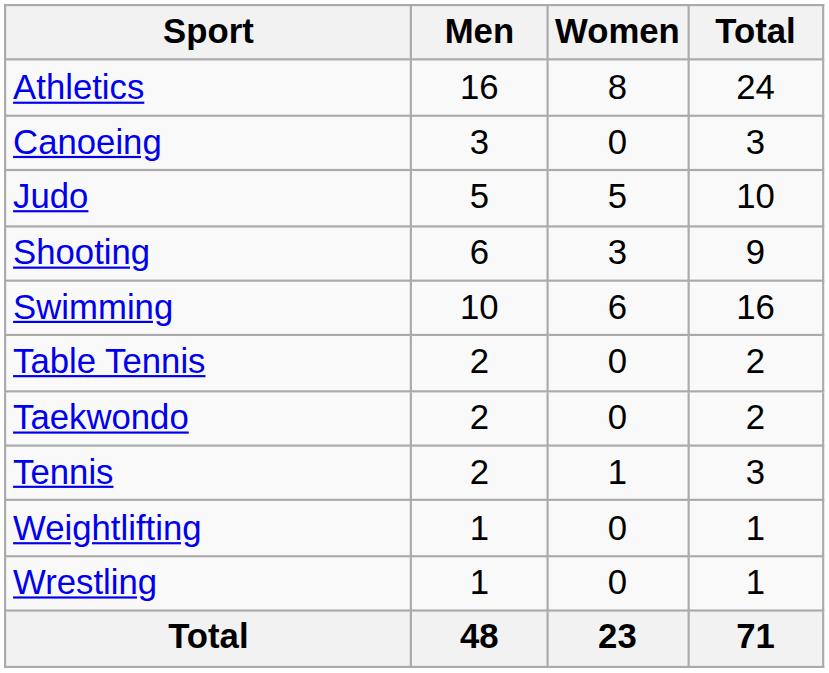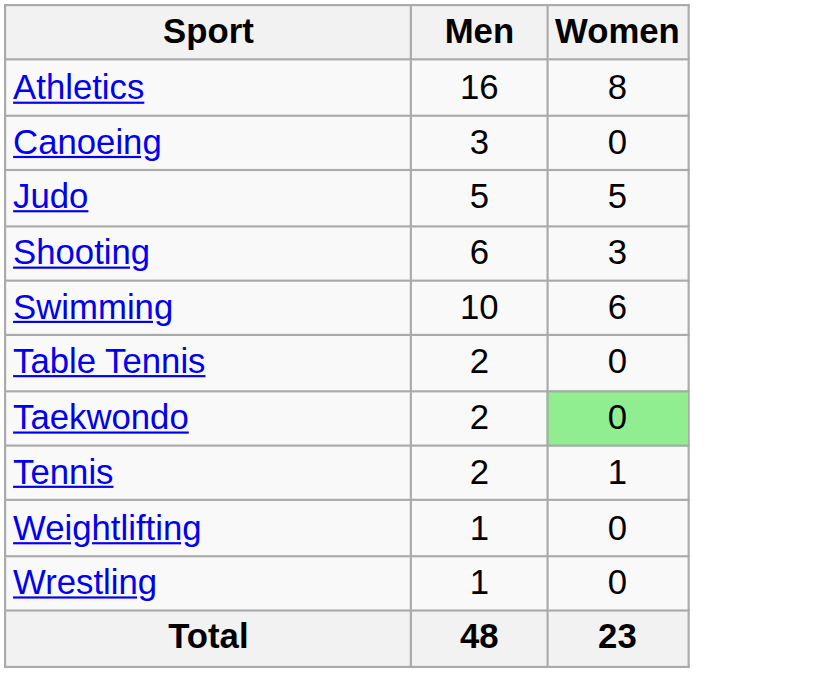- column: (755, 32)
(617, 417) no background -> (617, 417) lightgreen background
